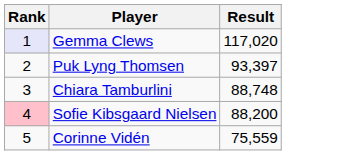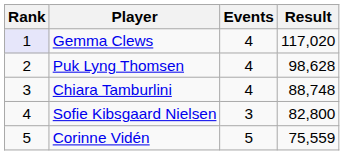+ column: (249, 17)
(254, 65) 93,397 -> (312, 65) 98,628
(27, 114) pink background -> (27, 114) no background
(254, 114) 88,200 -> (312, 114) 82,800
